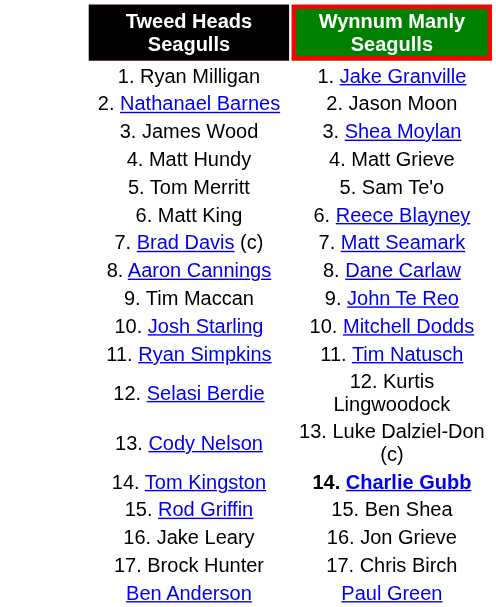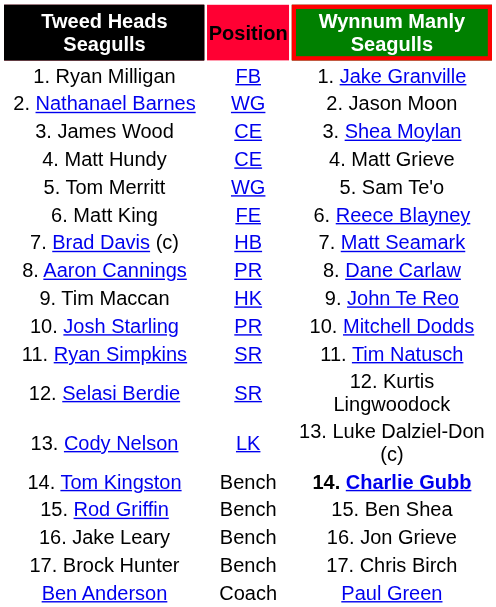+ column: (248, 33)
